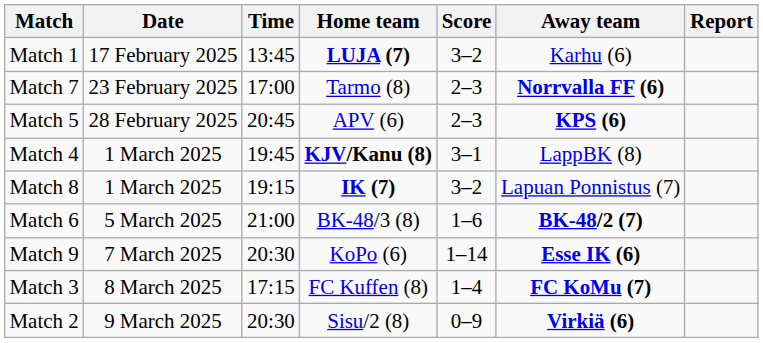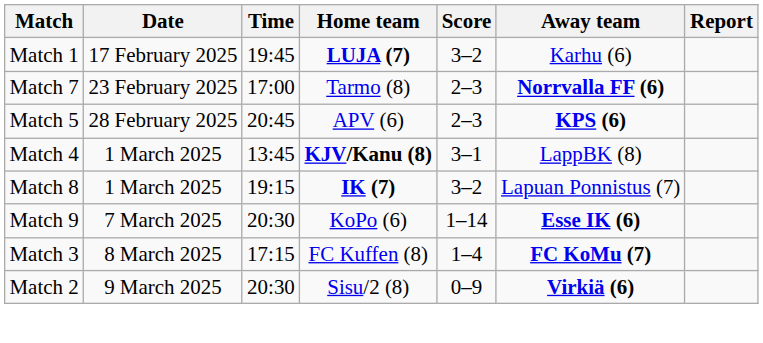(271, 54) 13:45 -> (271, 54) 19:45
(271, 154) 19:45 -> (271, 154) 13:45
- row: (44, 220)
